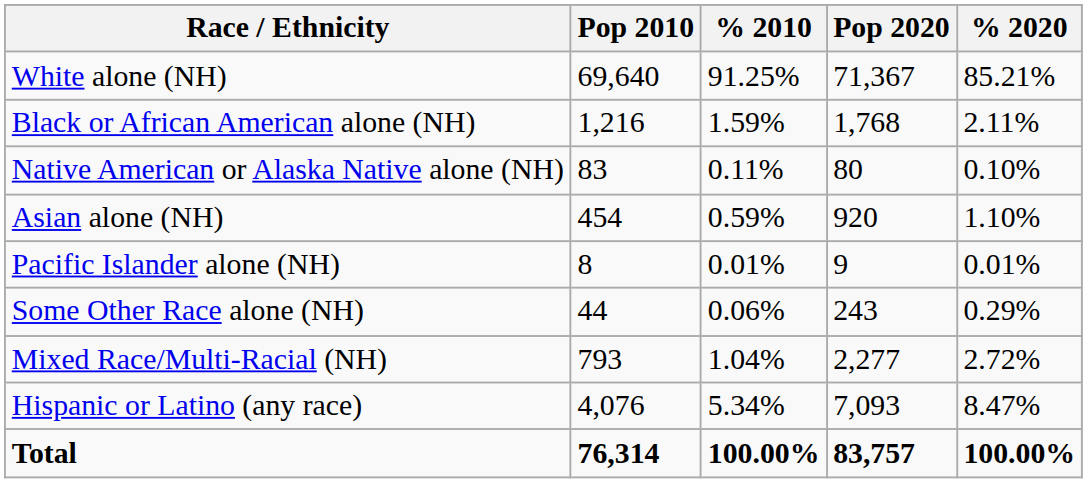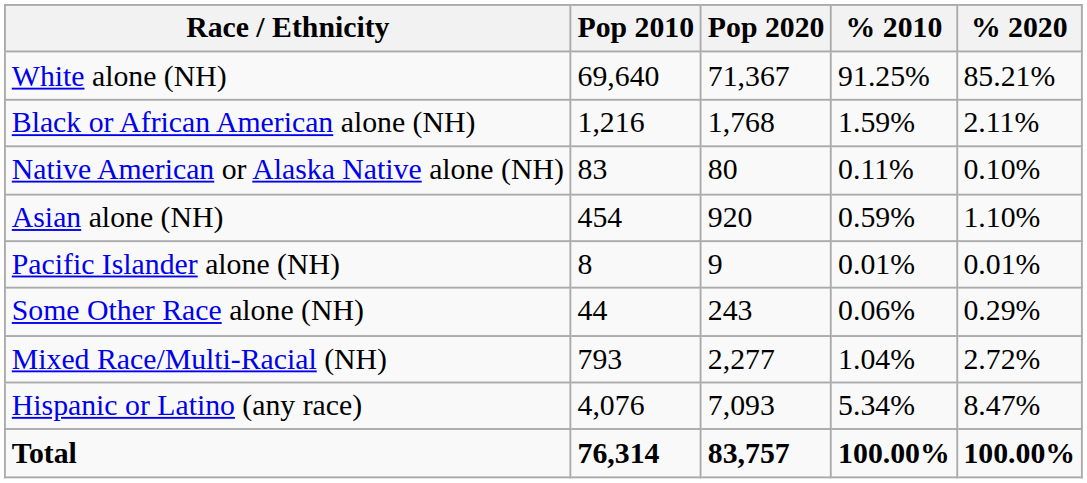columns swapped: (891, 28) <-> (764, 28)
